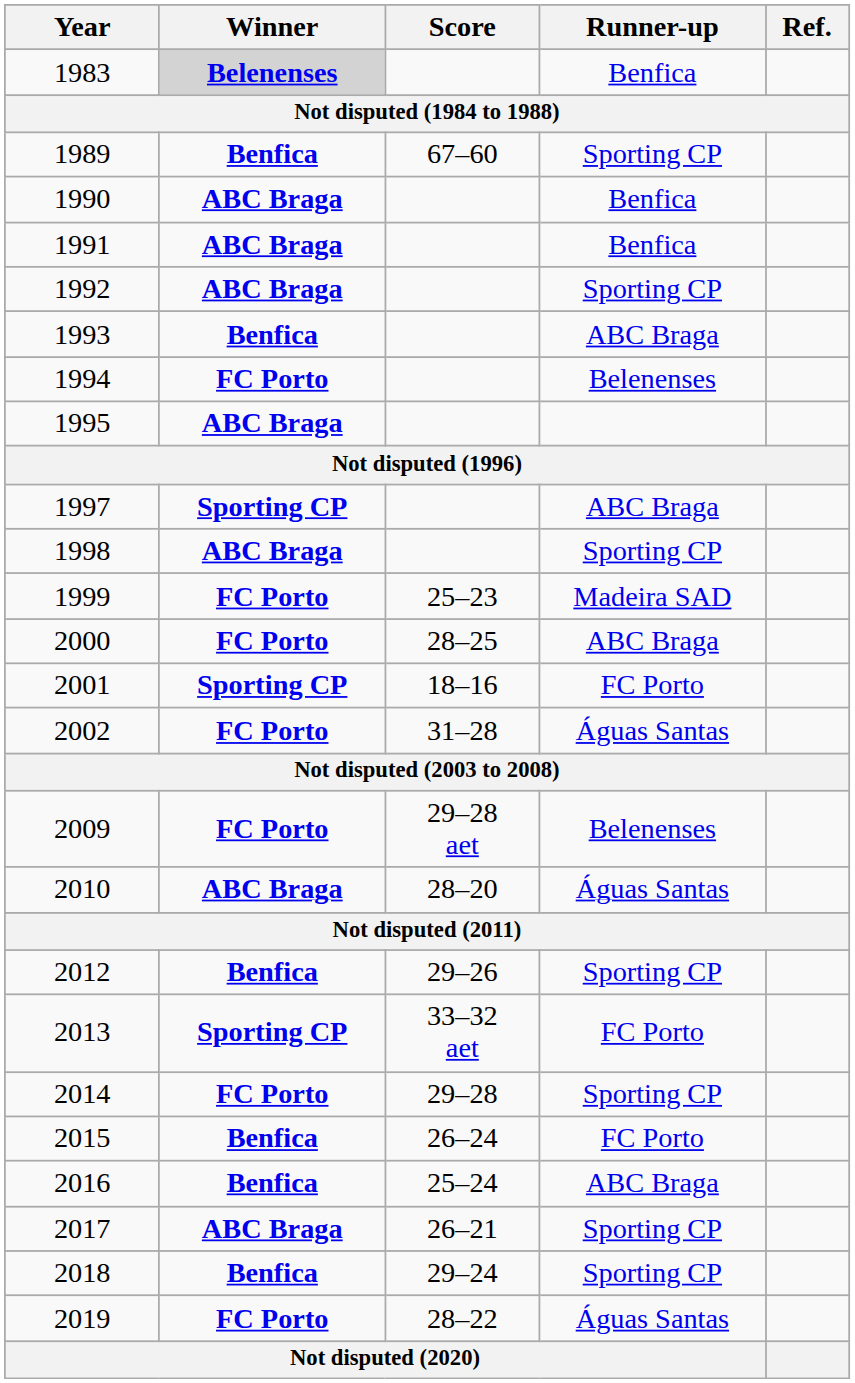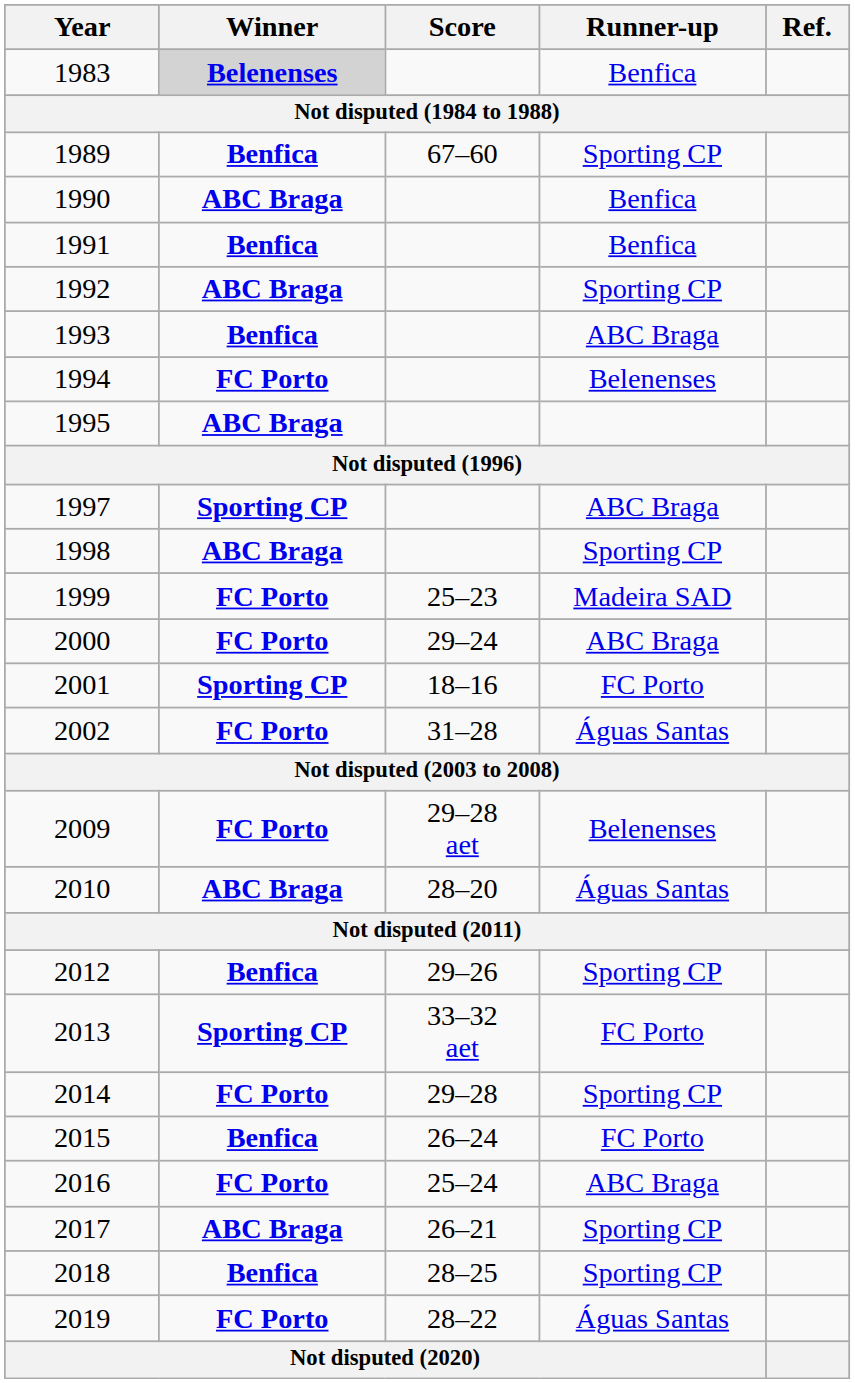(272, 243) ABC Braga -> (272, 243) Benfica
(462, 640) 28–25 -> (462, 640) 29–24
(272, 1183) Benfica -> (272, 1183) FC Porto
(462, 1273) 29–24 -> (462, 1273) 28–25
